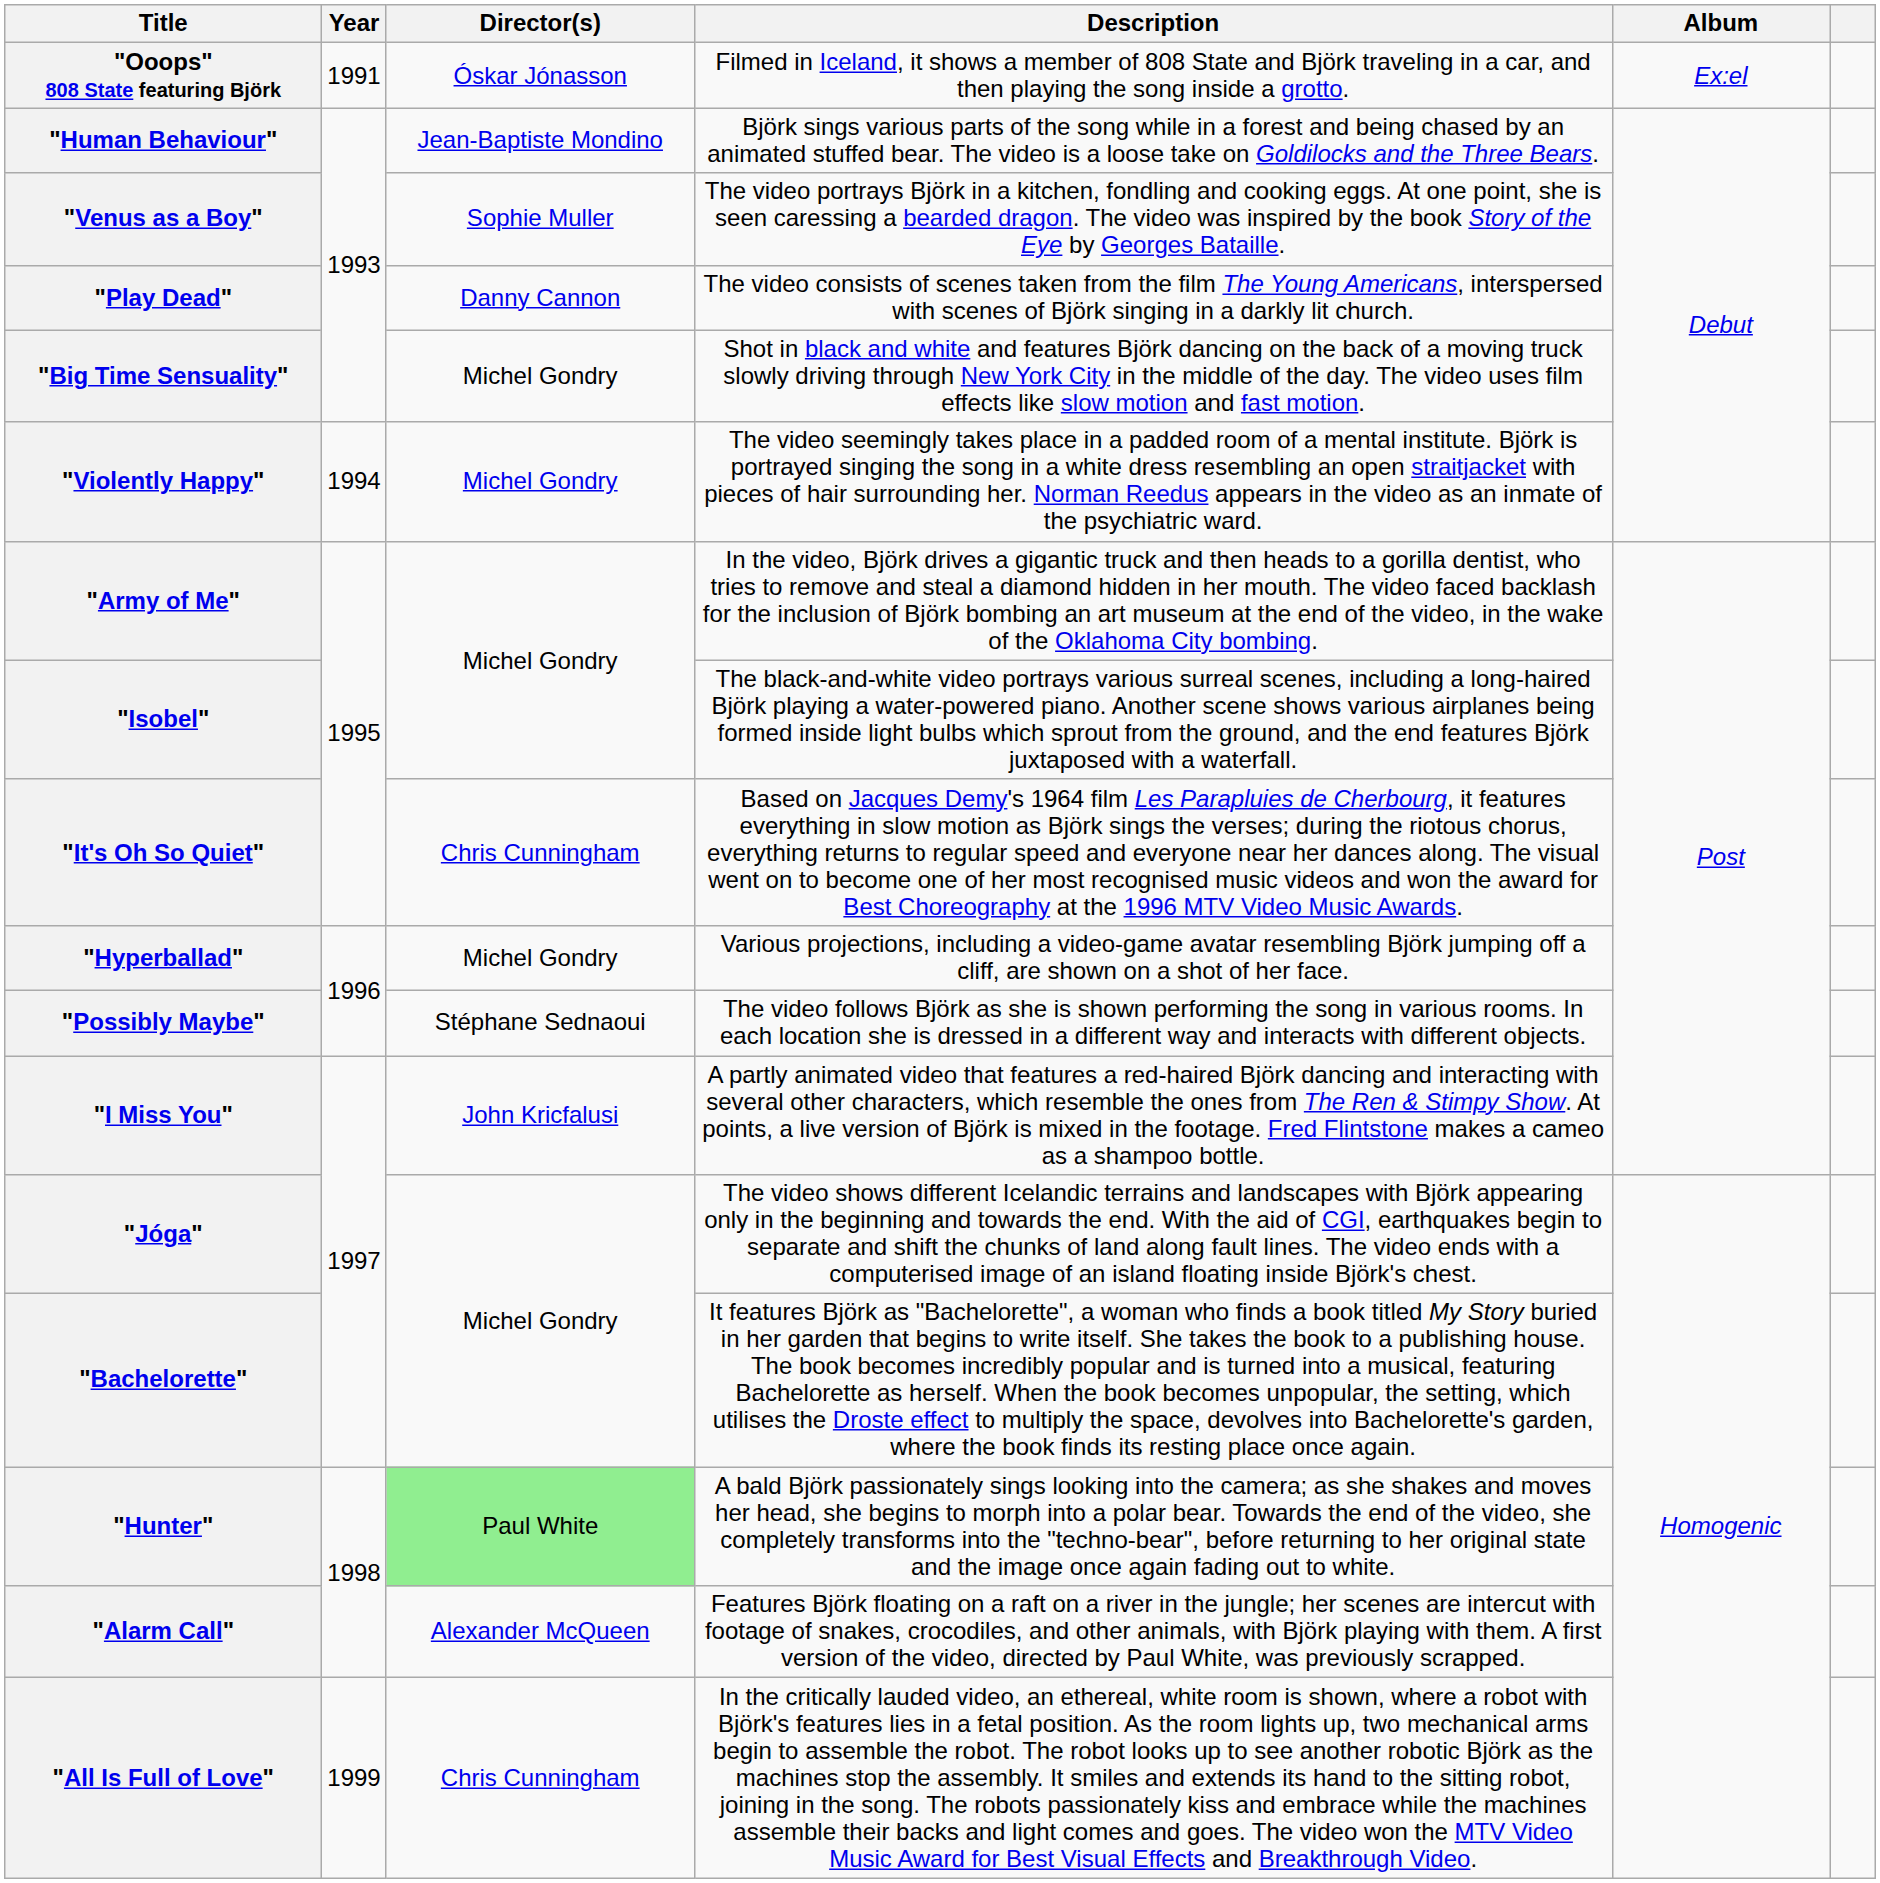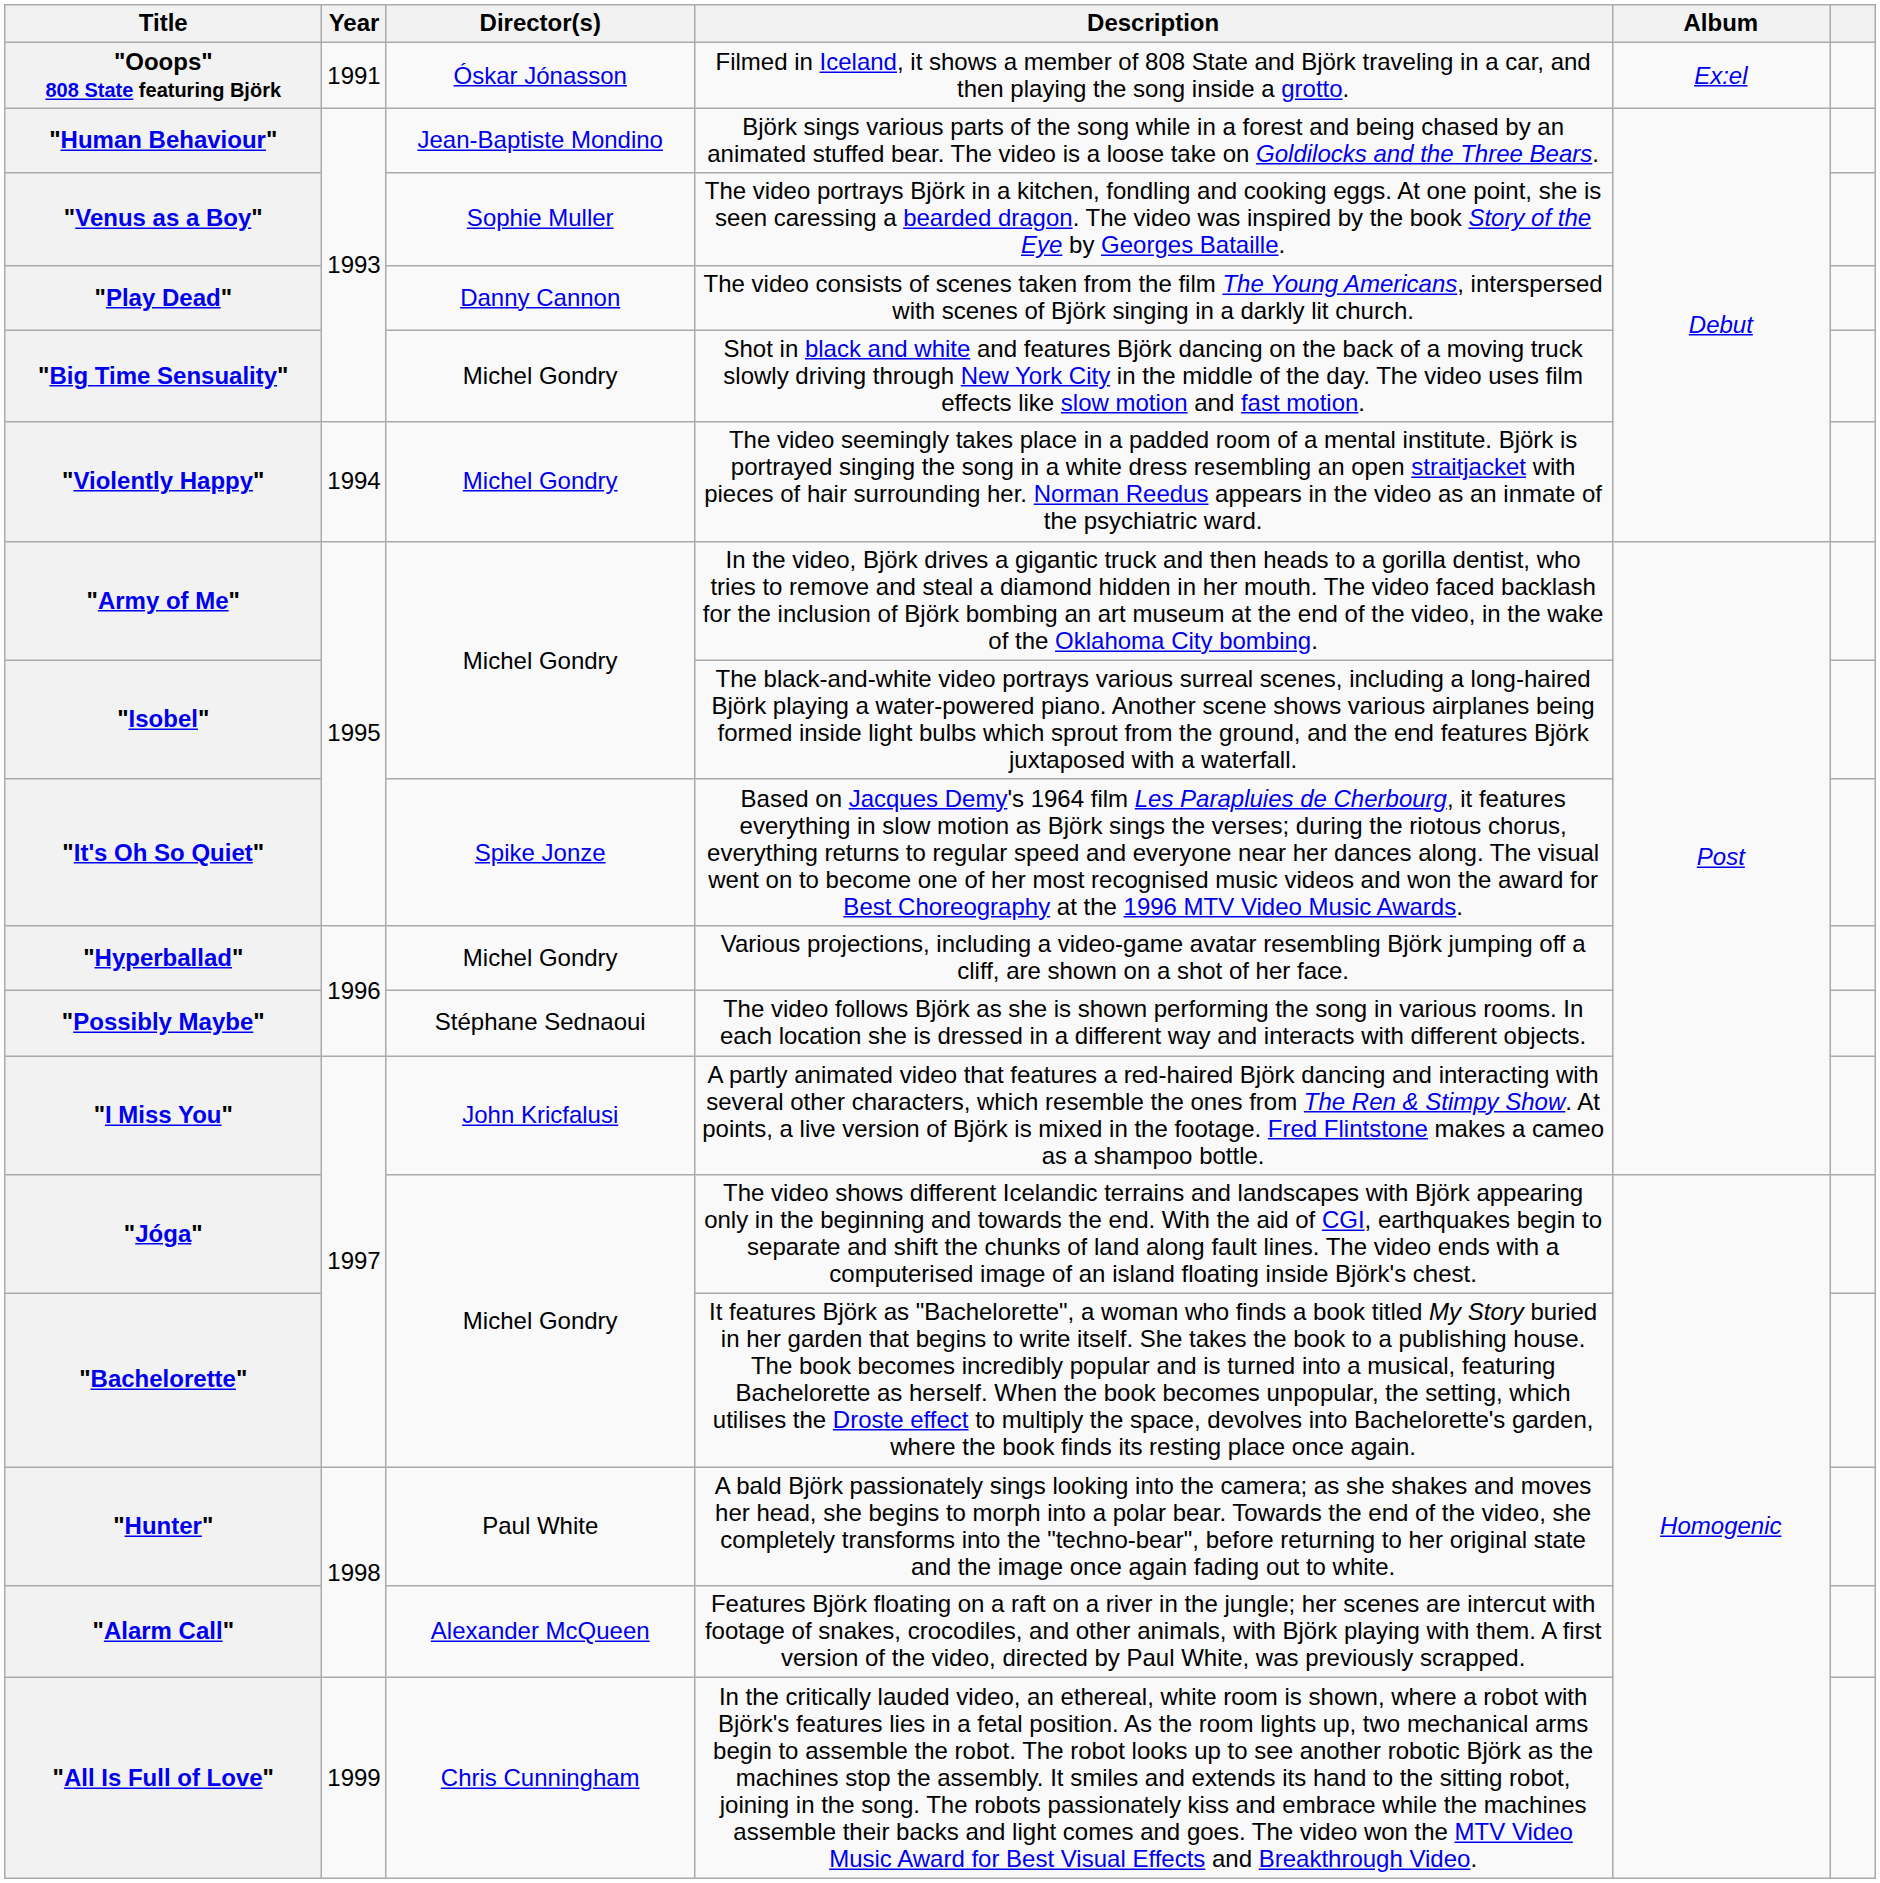(540, 852) Chris Cunningham -> (540, 852) Spike Jonze
(540, 1525) lightgreen background -> (540, 1525) no background
